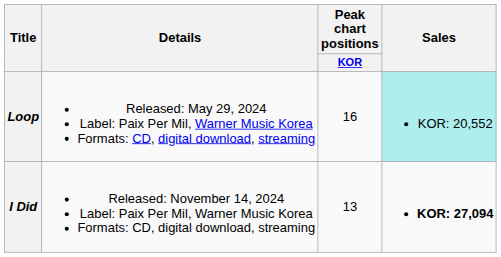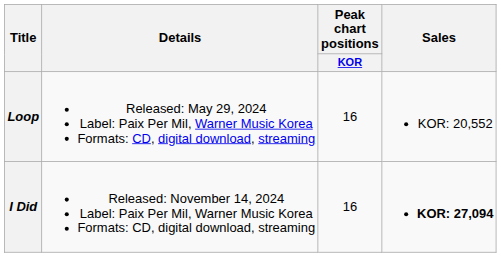(439, 124) paleturquoise background -> (439, 124) no background
(350, 206) 13 -> (350, 206) 16
